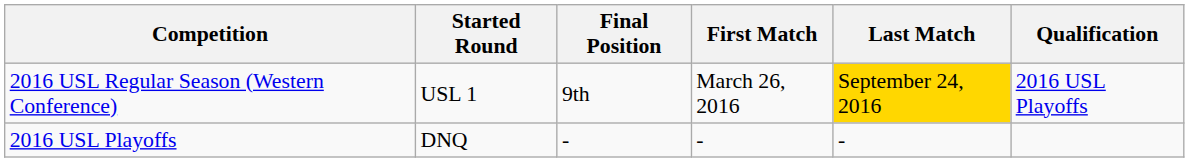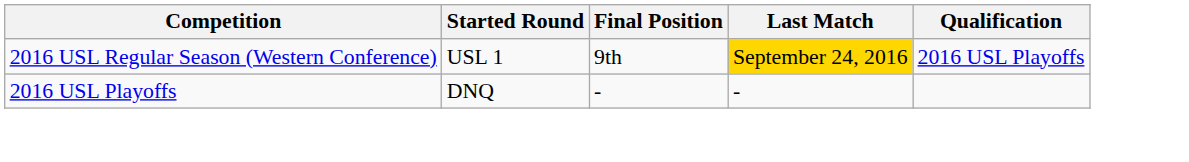- column: (762, 33)
